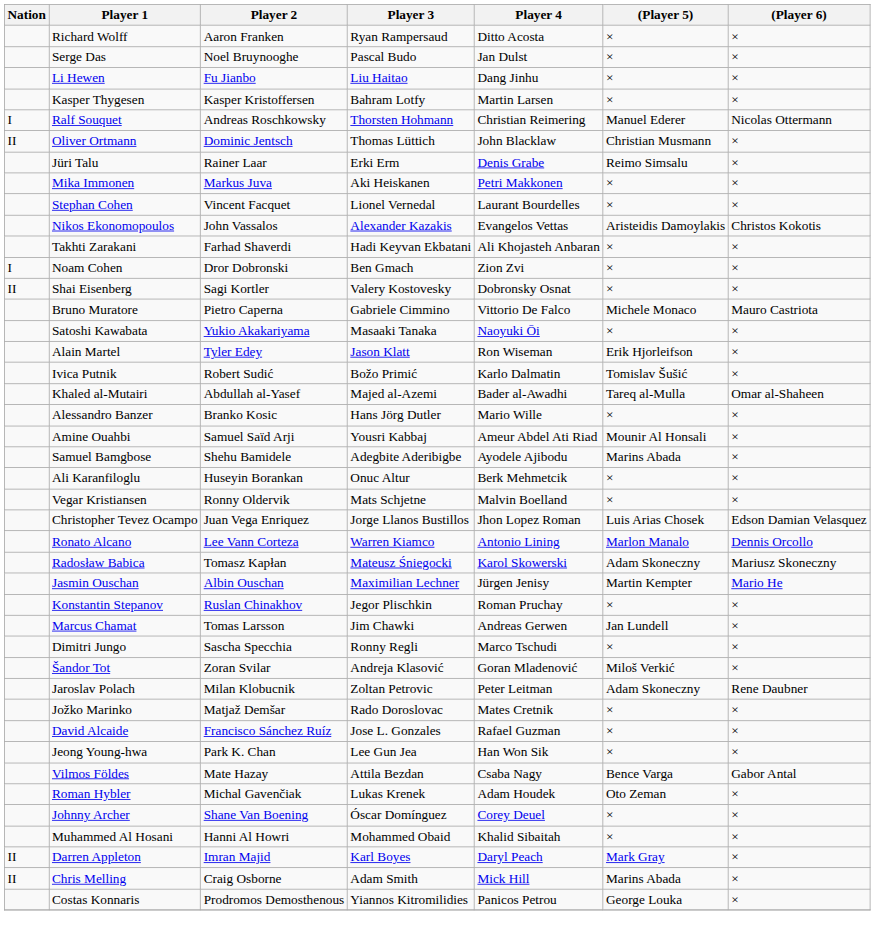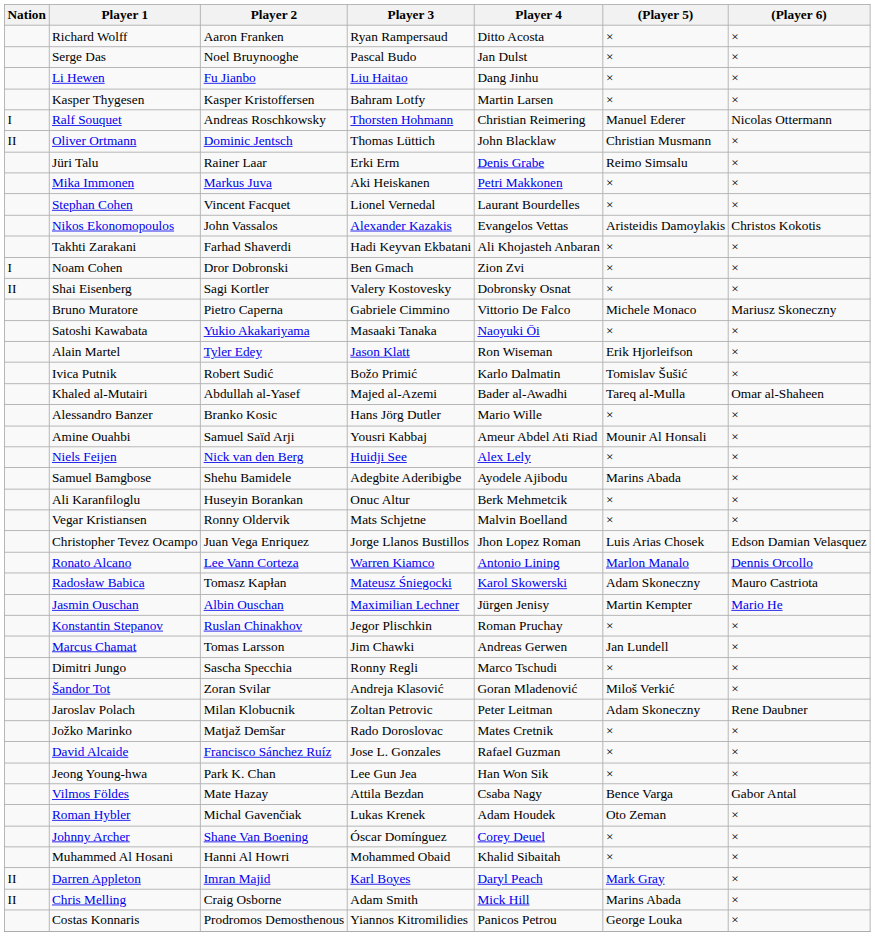(775, 309) Mauro Castriota -> (784, 309) Mariusz Skoneczny
+ row: (84, 457)
(784, 562) Mariusz Skoneczny -> (775, 583) Mauro Castriota
